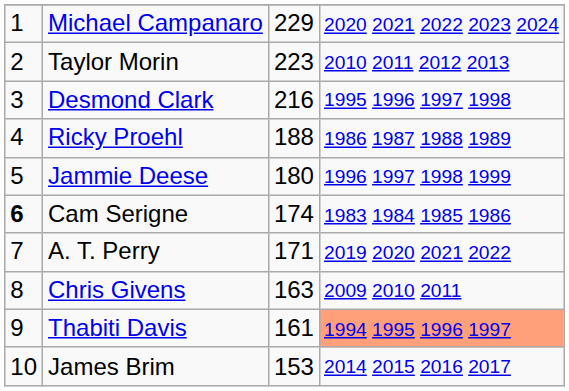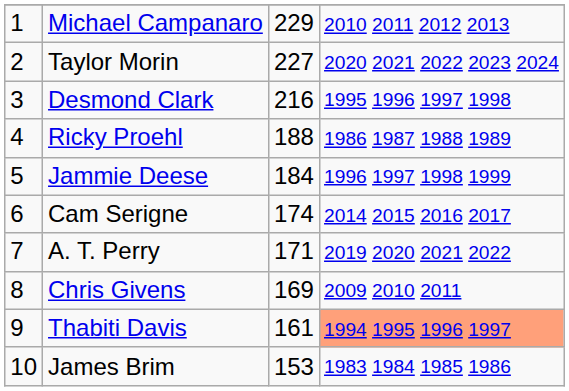(441, 24) 2020 2021 2022 2023 2024 -> (417, 24) 2010 2011 2012 2013
(294, 61) 223 -> (294, 61) 227
(417, 62) 2010 2011 2012 2013 -> (441, 62) 2020 2021 2022 2023 2024
(294, 175) 180 -> (294, 175) 184
(17, 213) bold -> (17, 213) normal
(417, 214) 1983 1984 1985 1986 -> (417, 214) 2014 2015 2016 2017
(294, 289) 163 -> (294, 289) 169
(417, 366) 2014 2015 2016 2017 -> (417, 366) 1983 1984 1985 1986
